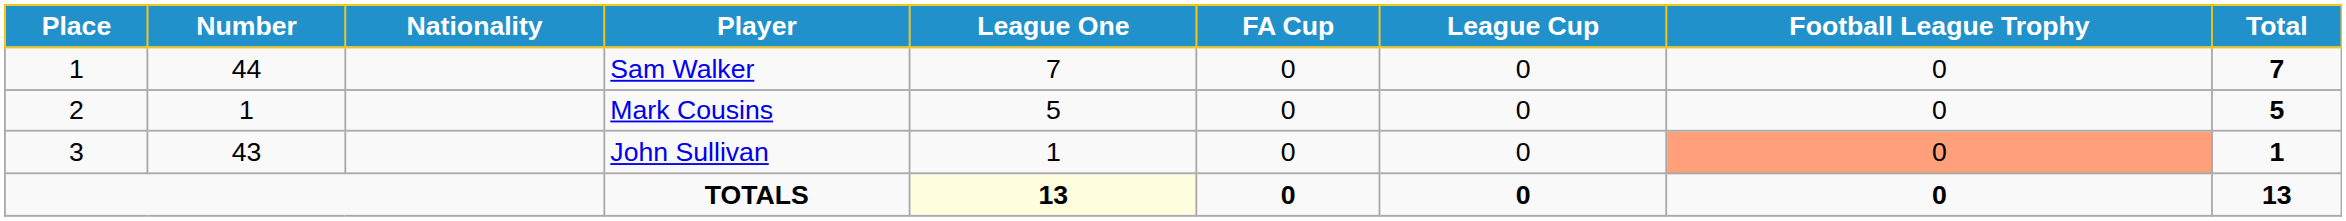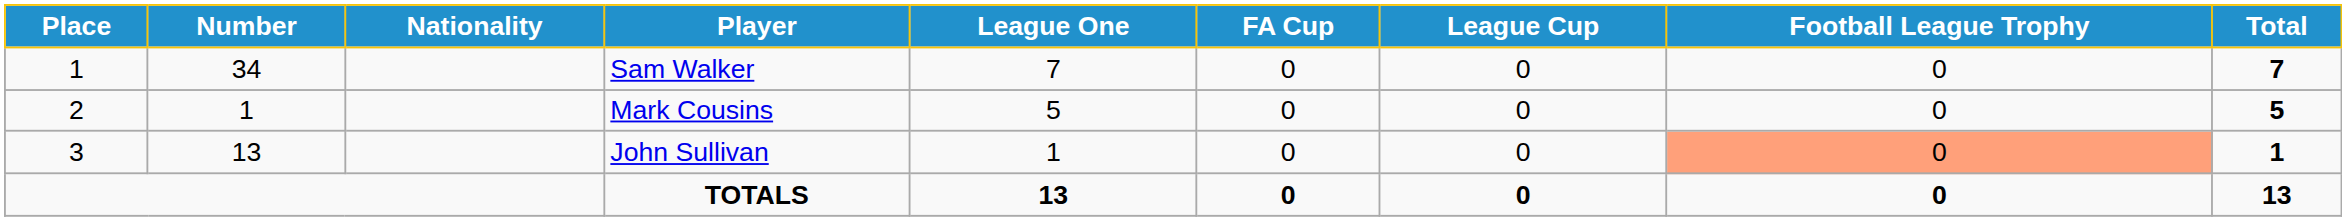(247, 68) 44 -> (247, 68) 34
(247, 153) 43 -> (247, 153) 13
(1053, 195) lightyellow background -> (1053, 195) no background
